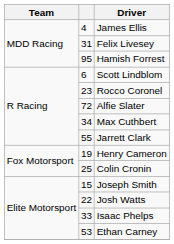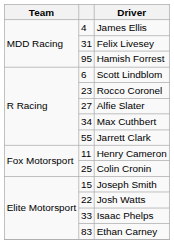(86, 106) 72 -> (86, 106) 27
(86, 153) 19 -> (86, 153) 11
(86, 231) 53 -> (86, 231) 83
